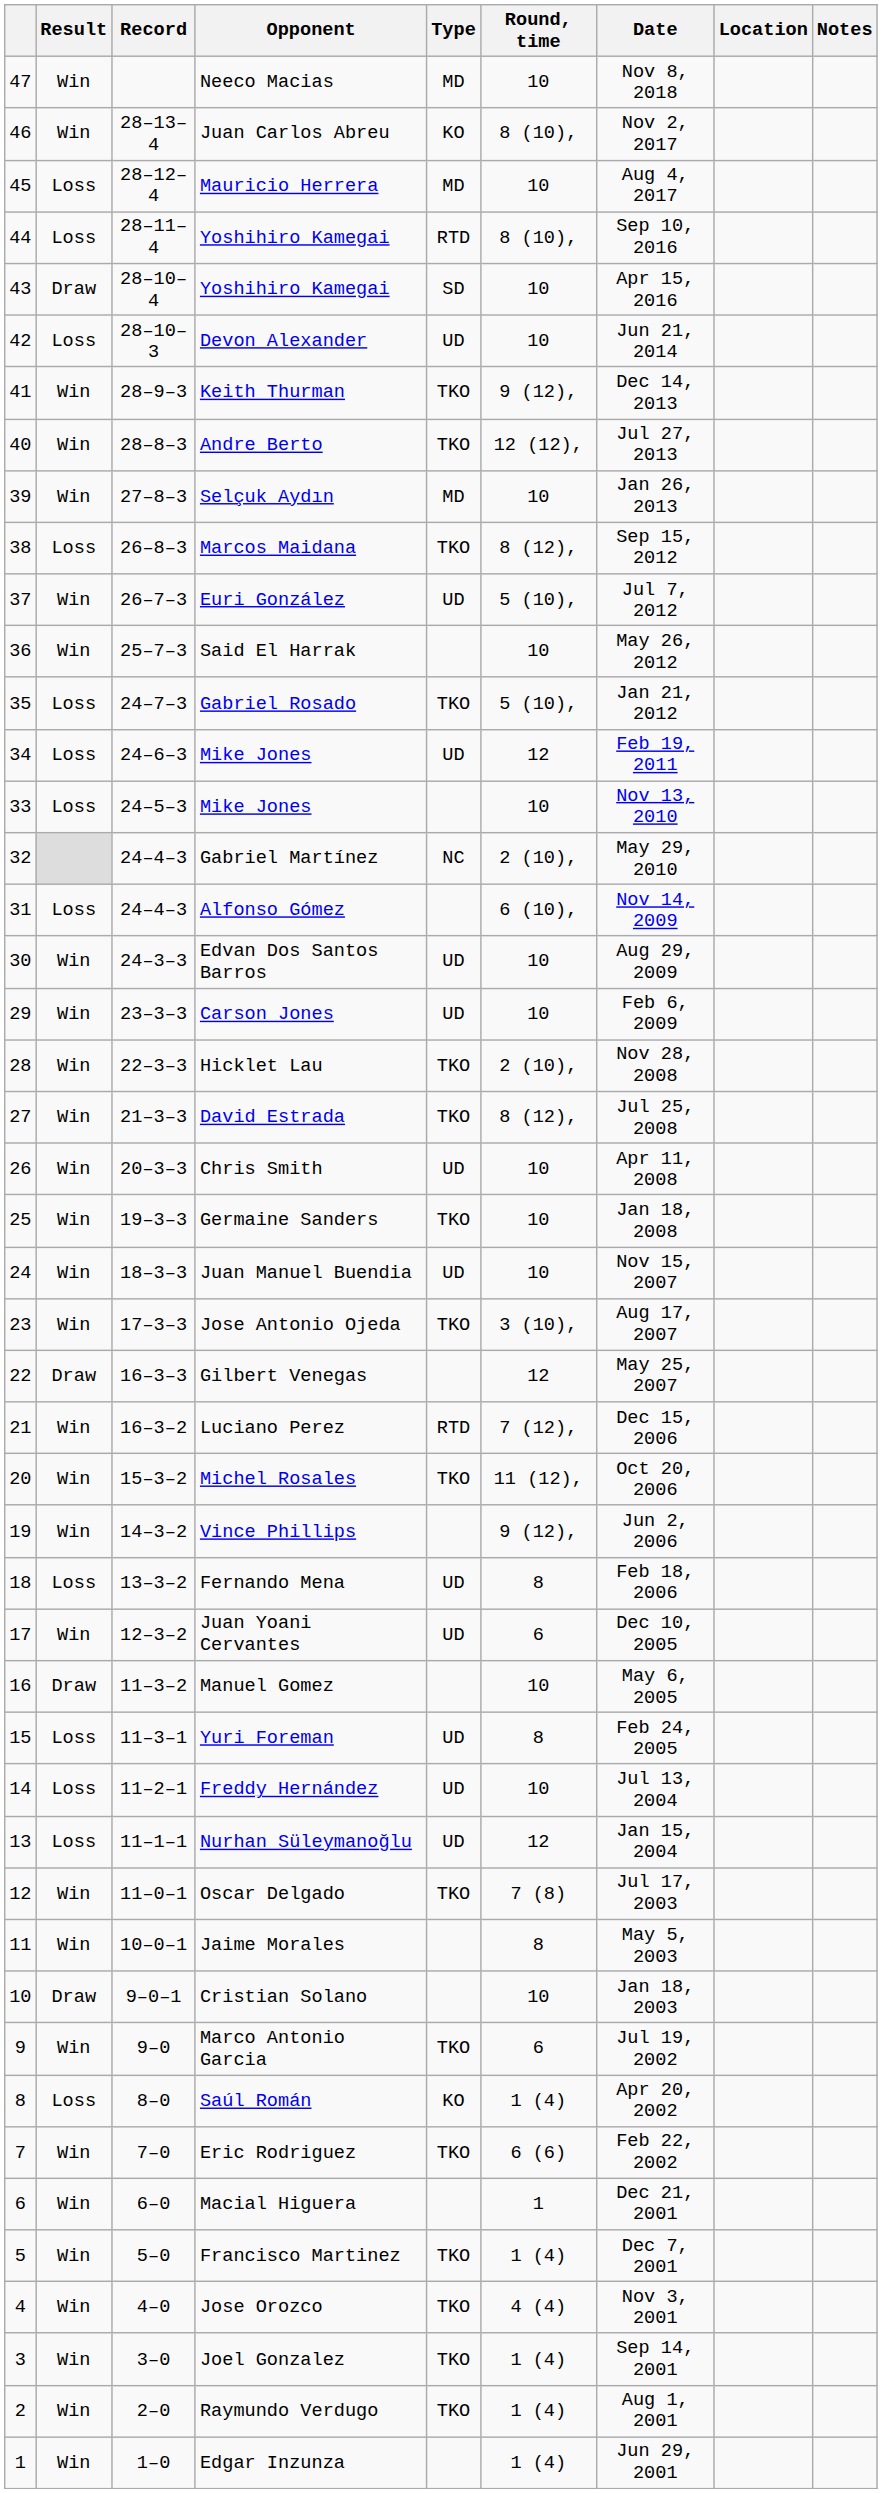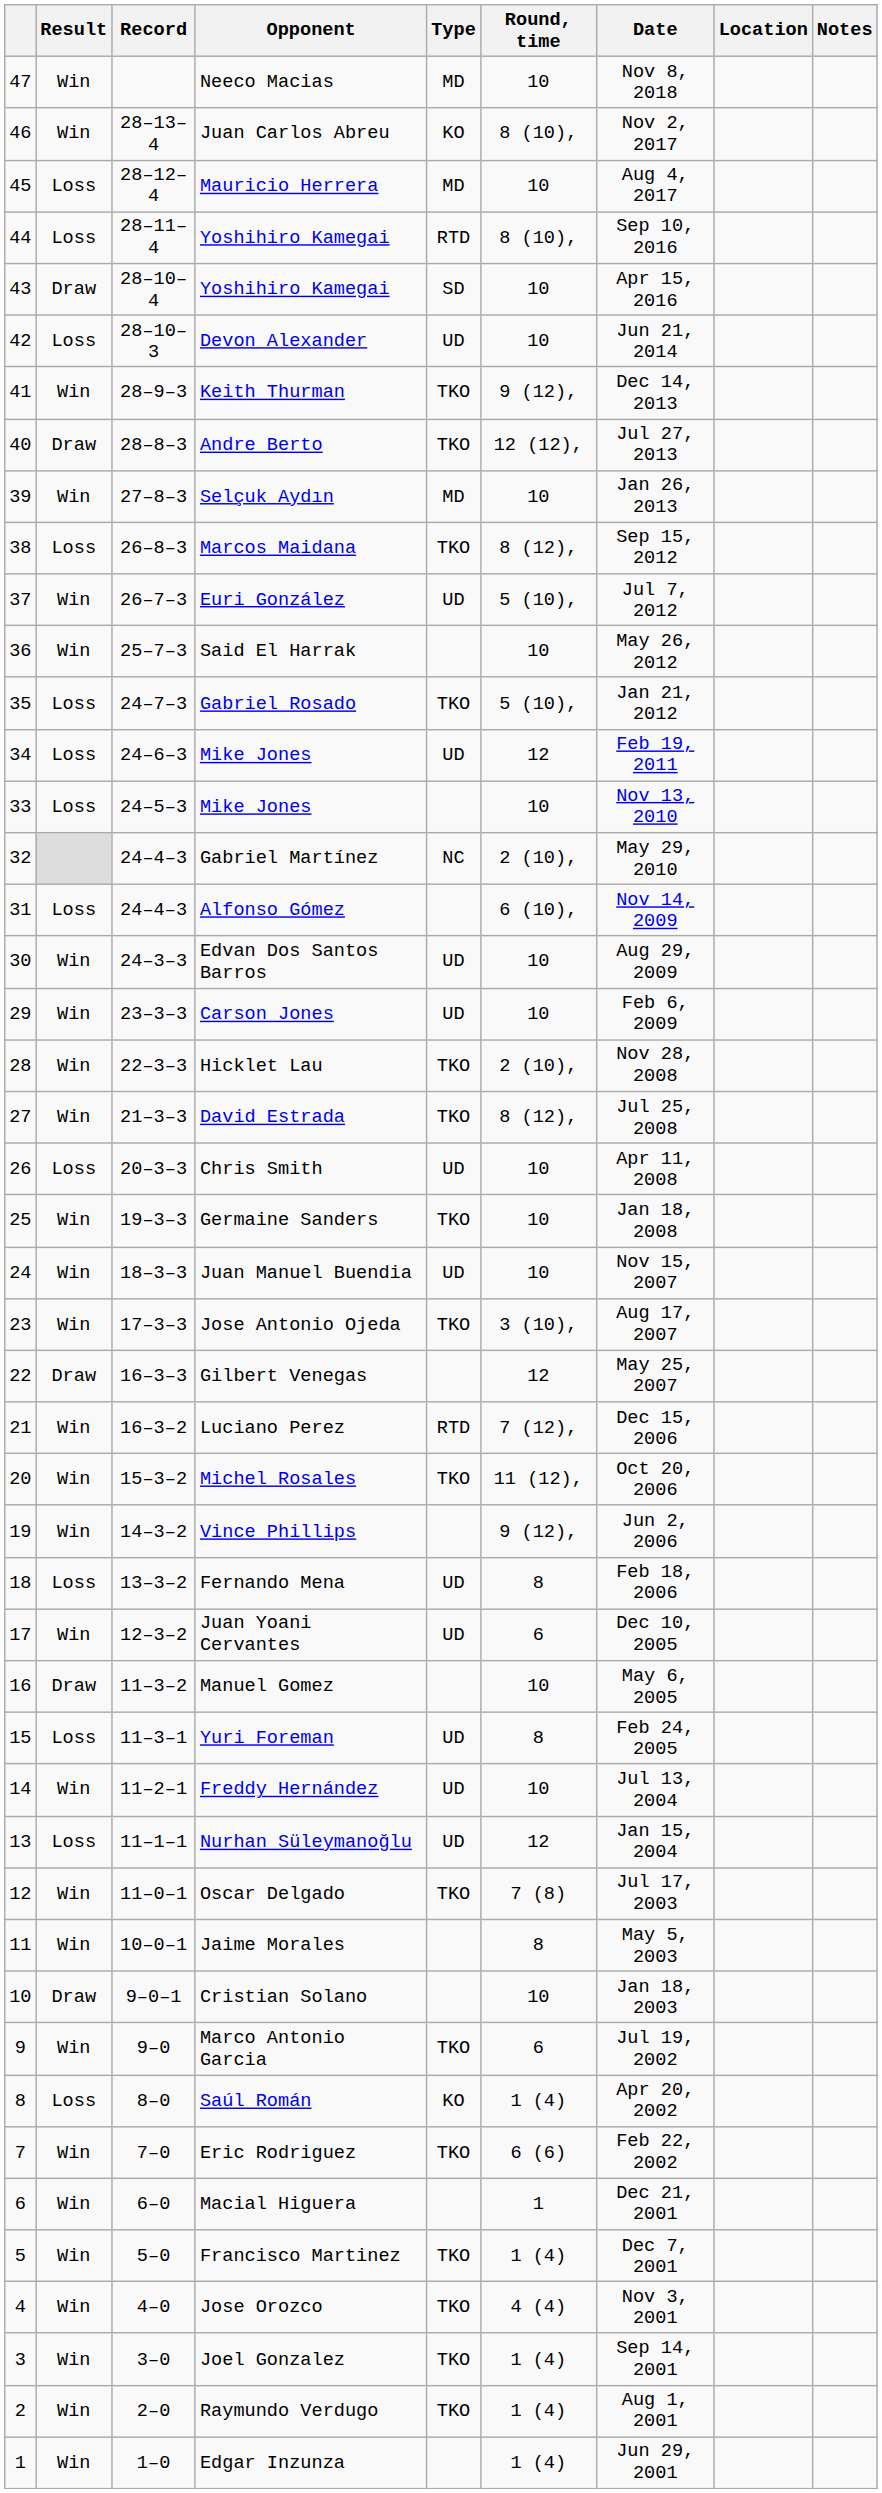(74, 445) Win -> (74, 445) Draw
(74, 1169) Win -> (74, 1169) Loss
(74, 1790) Loss -> (74, 1790) Win
